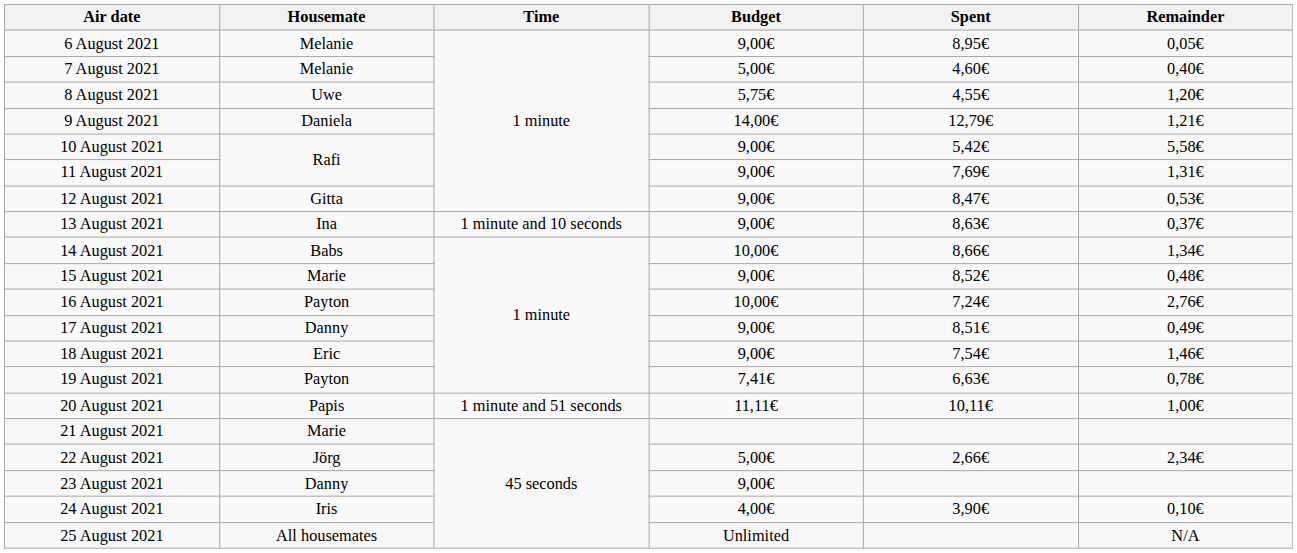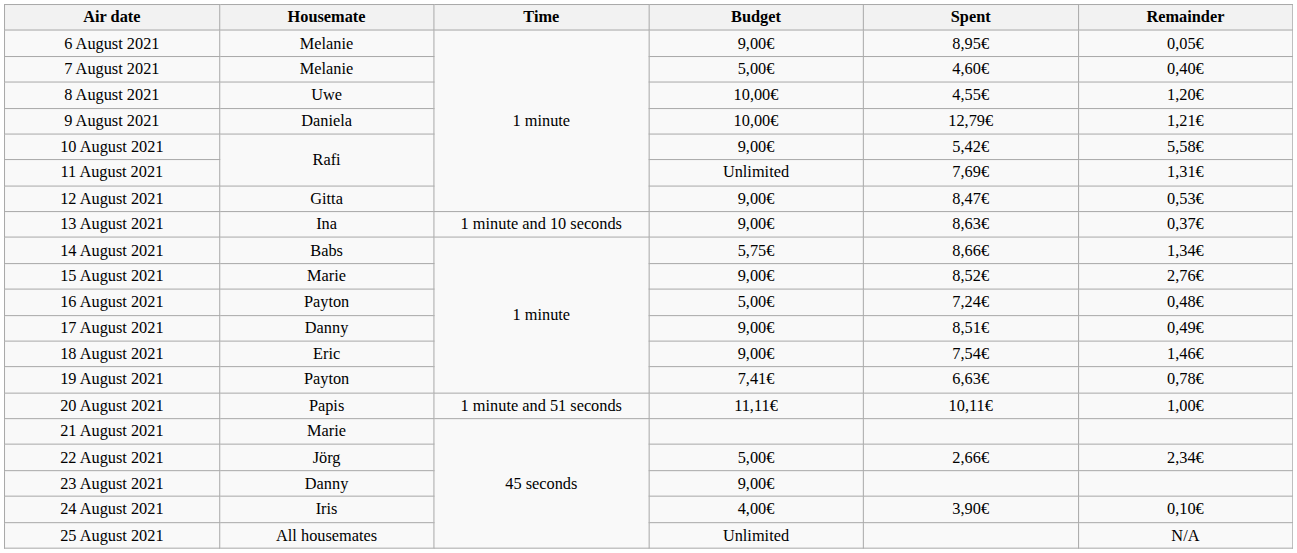(756, 95) 5,75€ -> (756, 95) 10,00€
(756, 120) 14,00€ -> (756, 120) 10,00€
(756, 172) 9,00€ -> (756, 172) Unlimited
(756, 250) 10,00€ -> (756, 250) 5,75€
(1185, 276) 0,48€ -> (1185, 276) 2,76€
(756, 302) 10,00€ -> (756, 302) 5,00€
(1185, 302) 2,76€ -> (1185, 302) 0,48€
